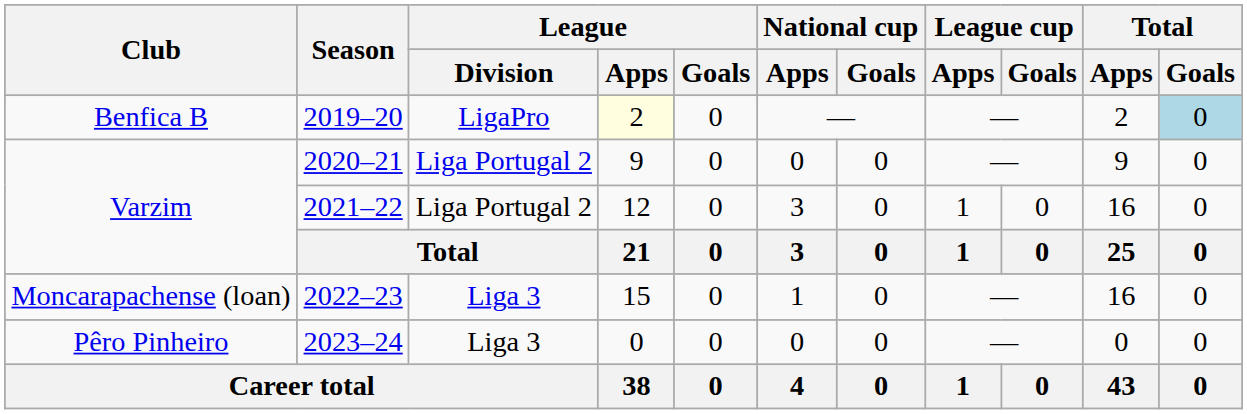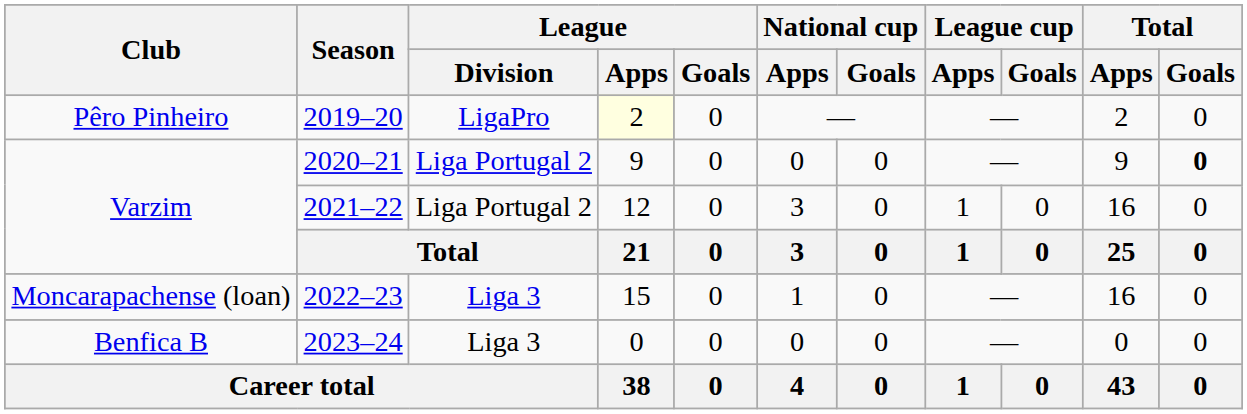(151, 116) Benfica B -> (151, 116) Pêro Pinheiro
(1200, 116) lightblue background -> (1200, 116) no background
(1200, 161) normal -> (1200, 161) bold
(151, 341) Pêro Pinheiro -> (151, 341) Benfica B
